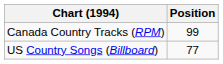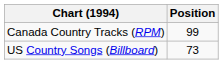(193, 50) 77 -> (193, 50) 73
